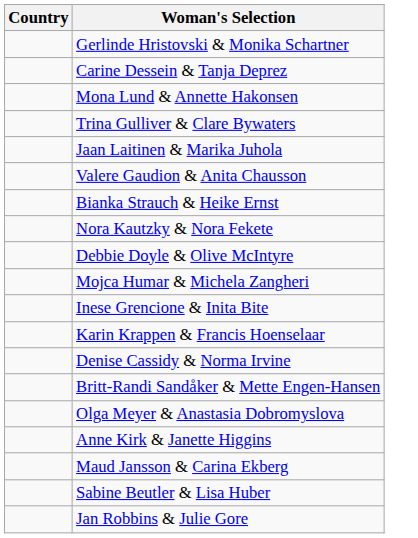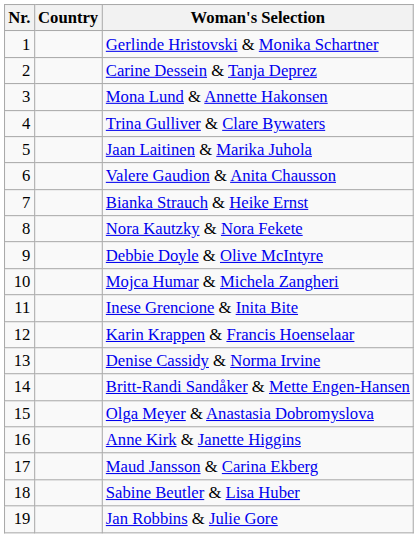+ column: (19, 17)
